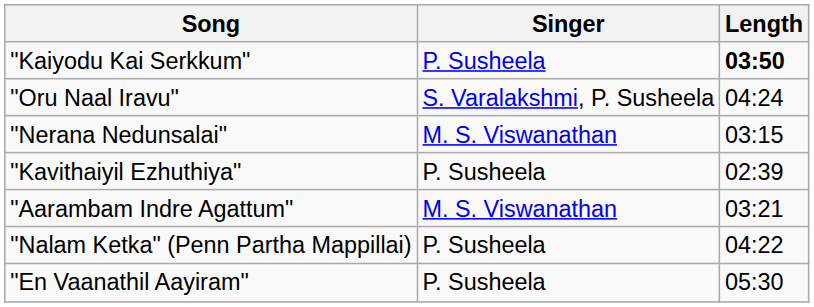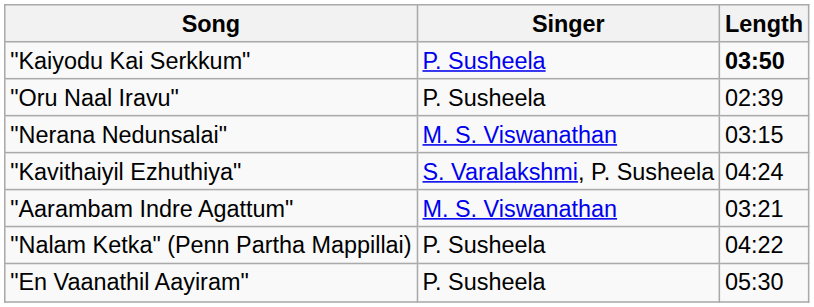(568, 98) S. Varalakshmi, P. Susheela -> (484, 98) P. Susheela
(754, 98) 04:24 -> (754, 98) 02:39
(484, 172) P. Susheela -> (568, 172) S. Varalakshmi, P. Susheela
(754, 172) 02:39 -> (754, 172) 04:24
